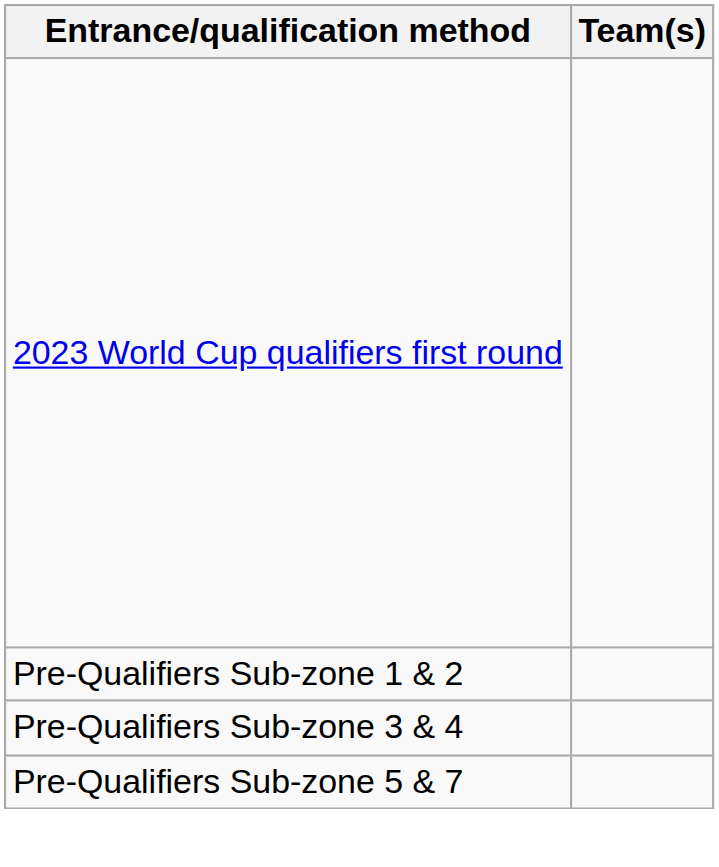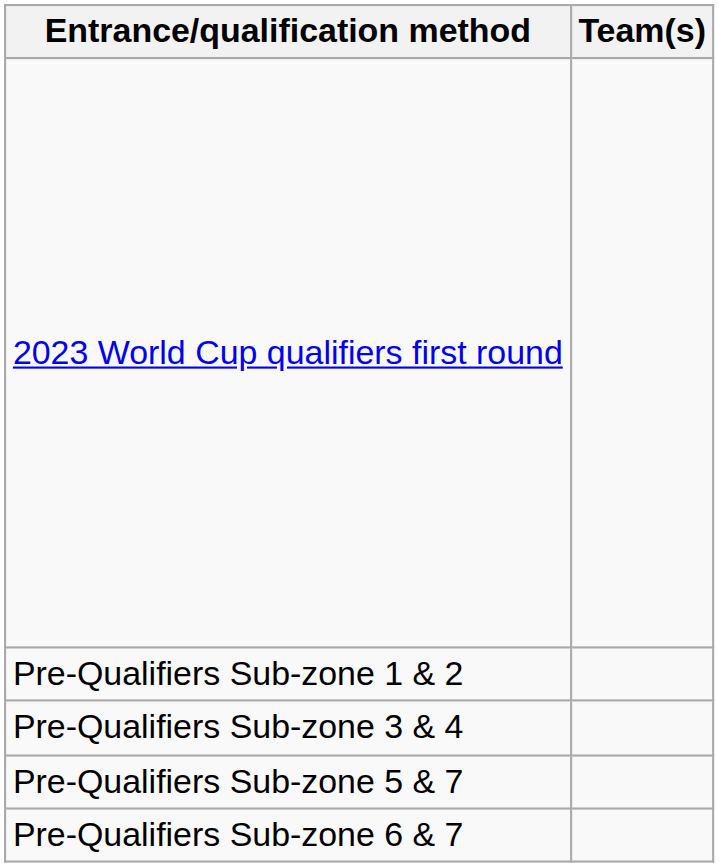+ row: (238, 834)
